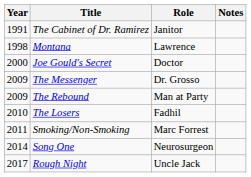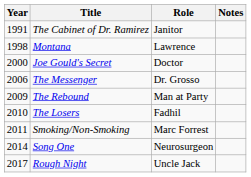(17, 79) 2009 -> (17, 79) 2006
